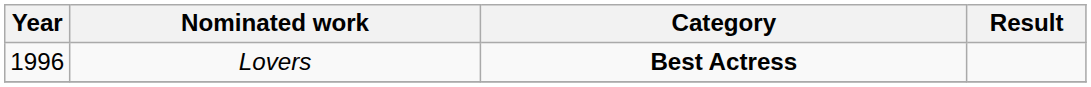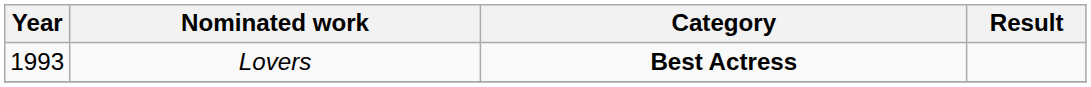(37, 61) 1996 -> (37, 61) 1993
